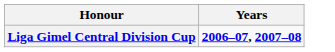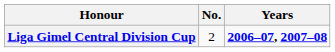+ column: (212, 15)
